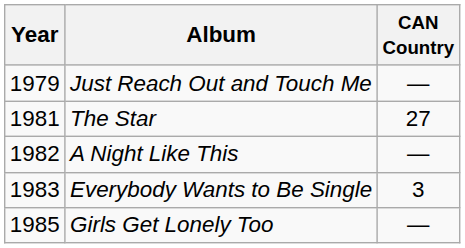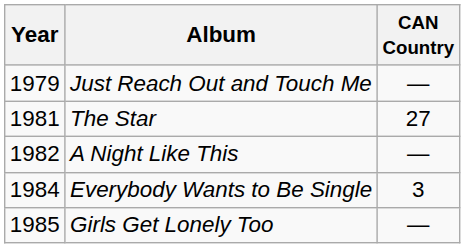(35, 189) 1983 -> (35, 189) 1984
